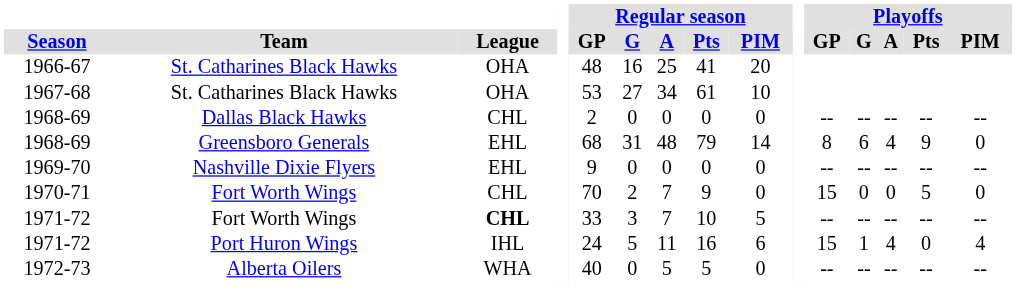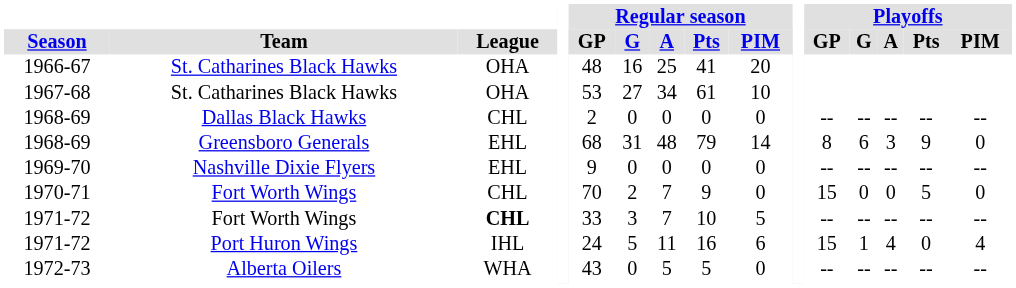(891, 142) 4 -> (891, 142) 3
(592, 268) 40 -> (592, 268) 43
